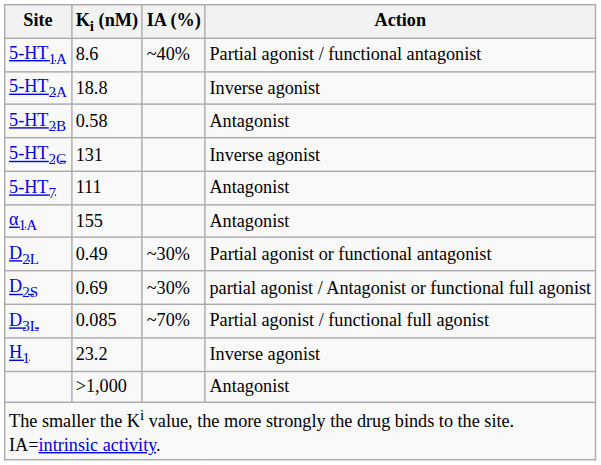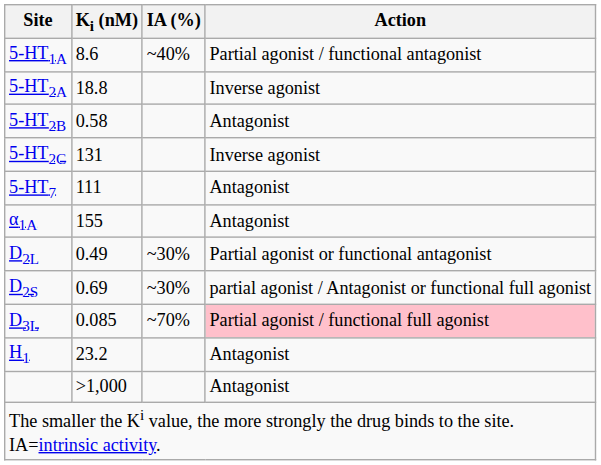(349, 320) no background -> (349, 320) pink background
(265, 354) Inverse agonist -> (249, 354) Antagonist
